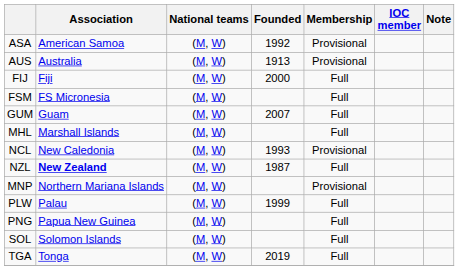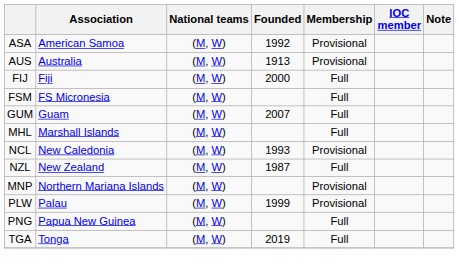(72, 168) bold -> (71, 168) normal
(339, 203) Full -> (339, 203) Provisional
- row: (20, 239)
